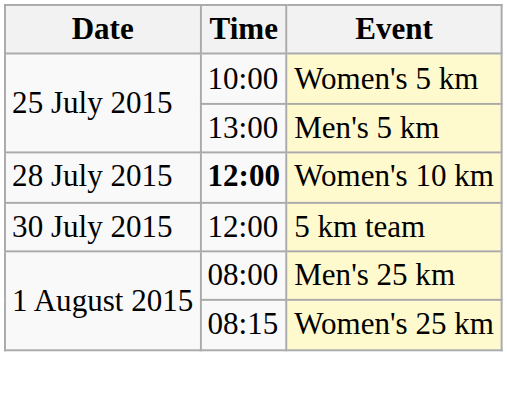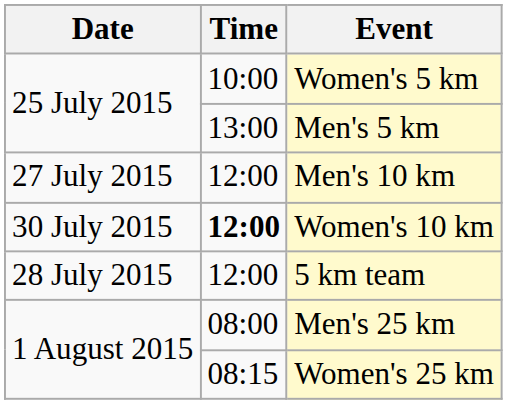+ row: (375, 176)
(92, 176) 28 July 2015 -> (92, 226) 30 July 2015
(92, 226) 30 July 2015 -> (92, 275) 28 July 2015
